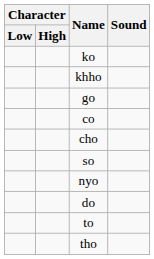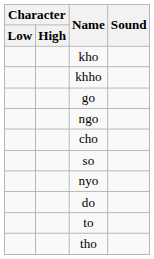- row: (88, 56)
+ row: (88, 56)
+ row: (88, 118)
- row: (88, 118)
